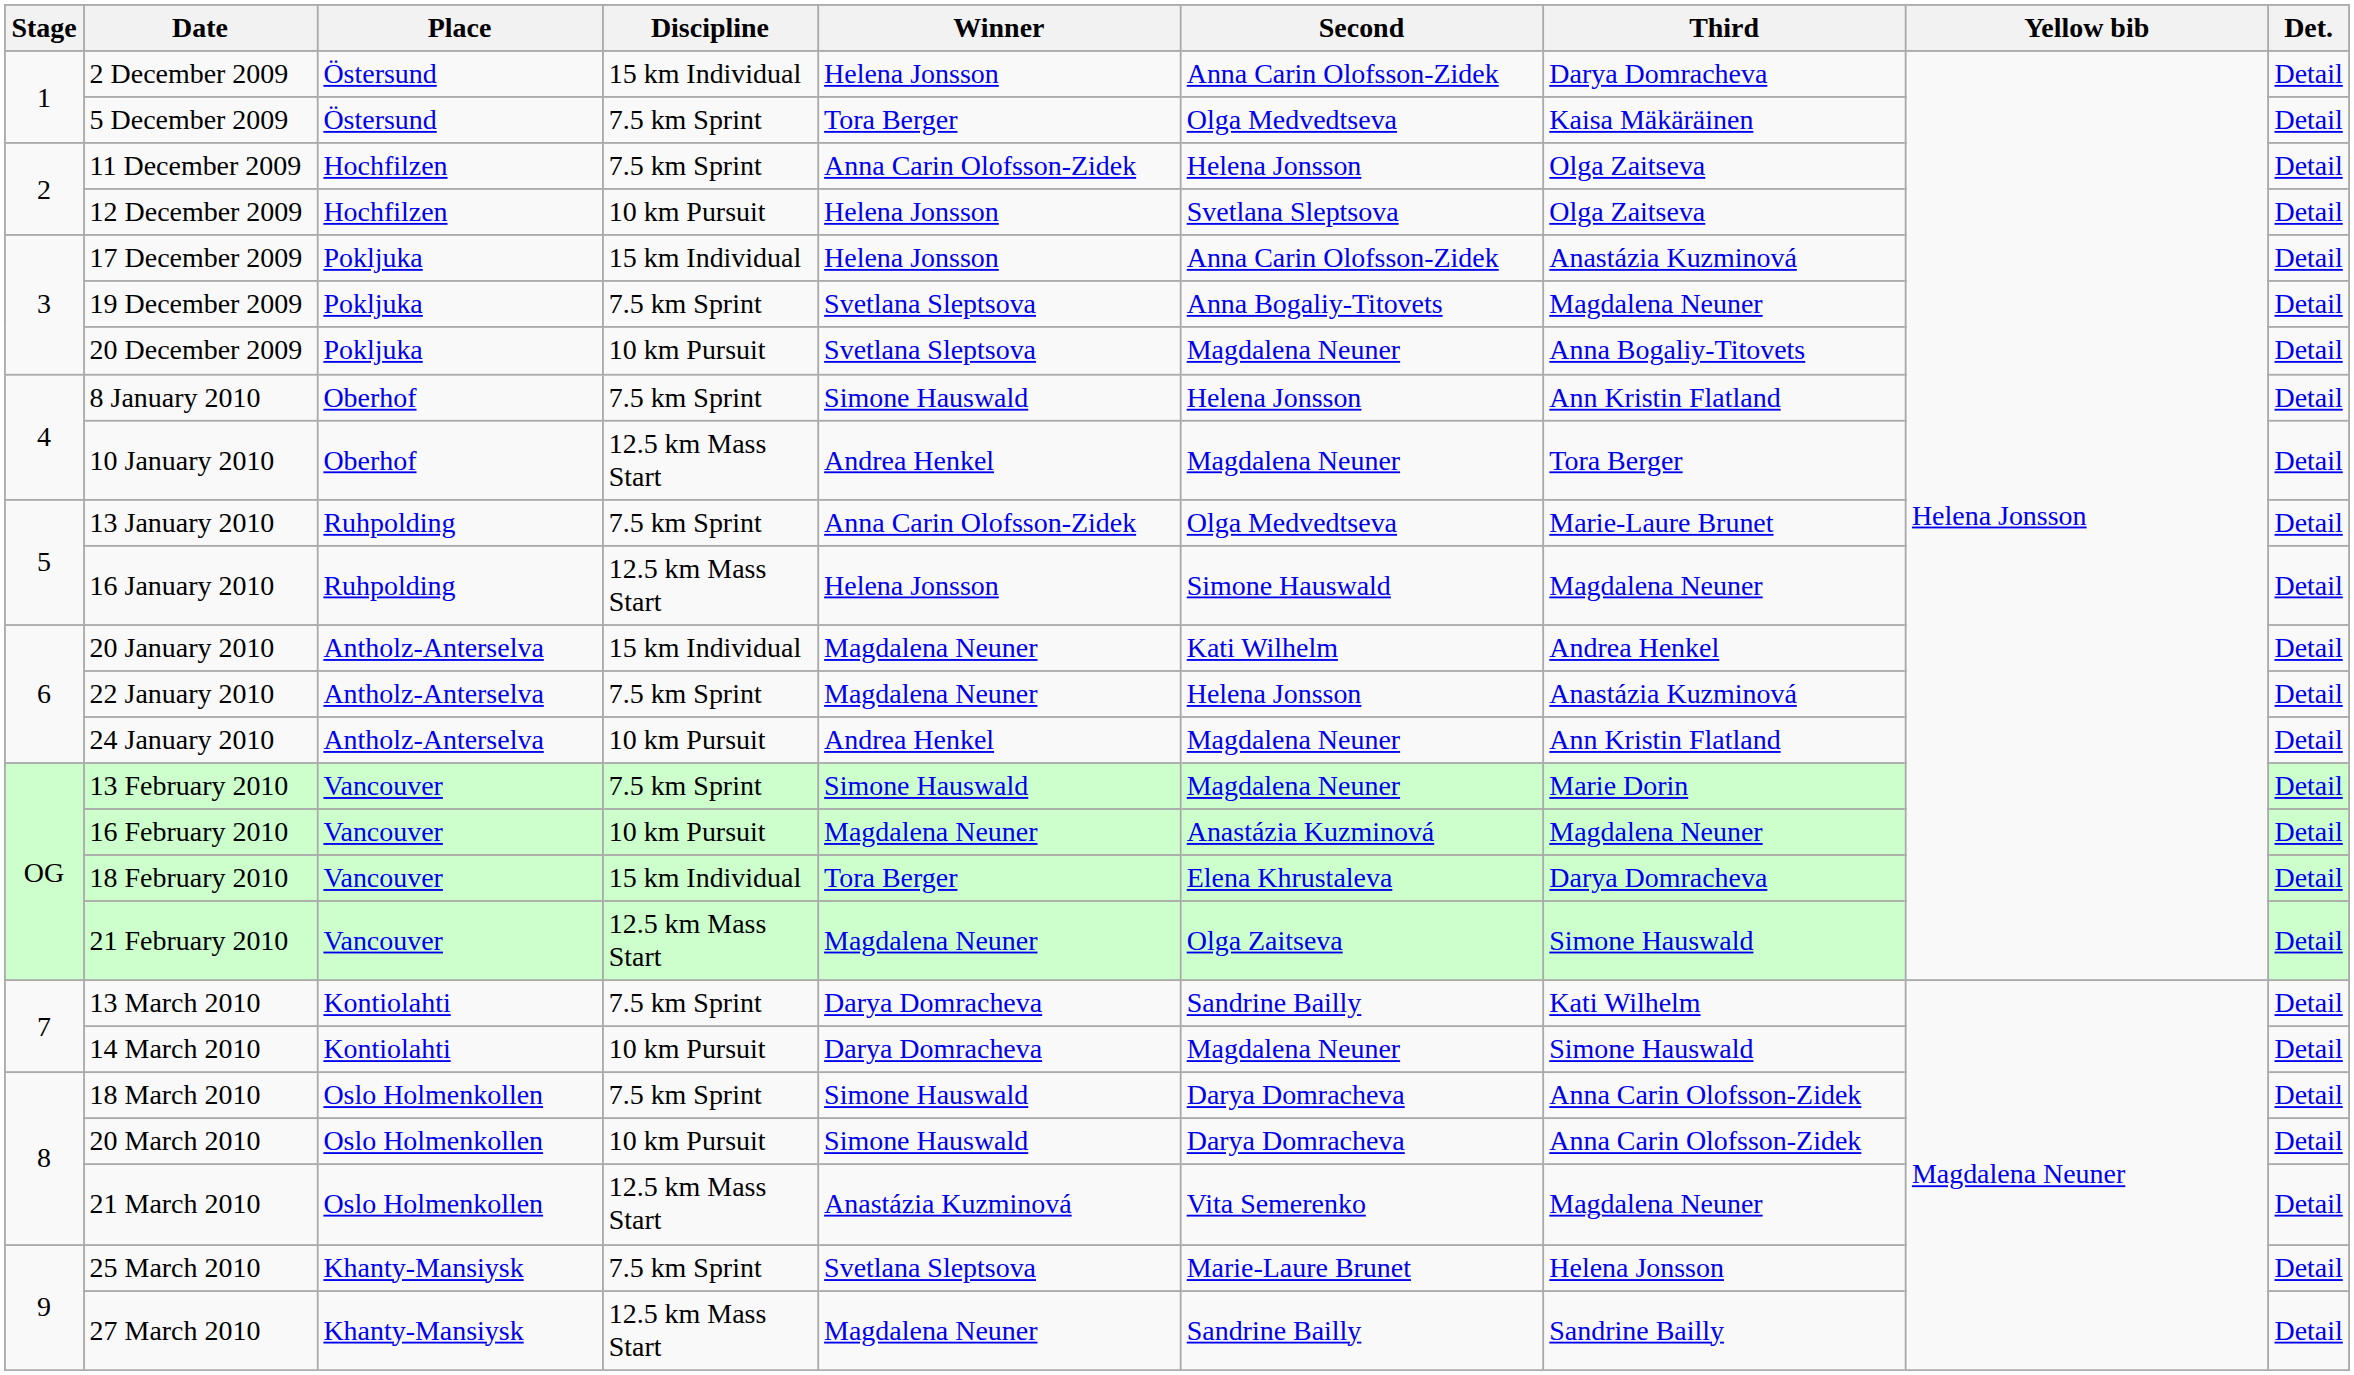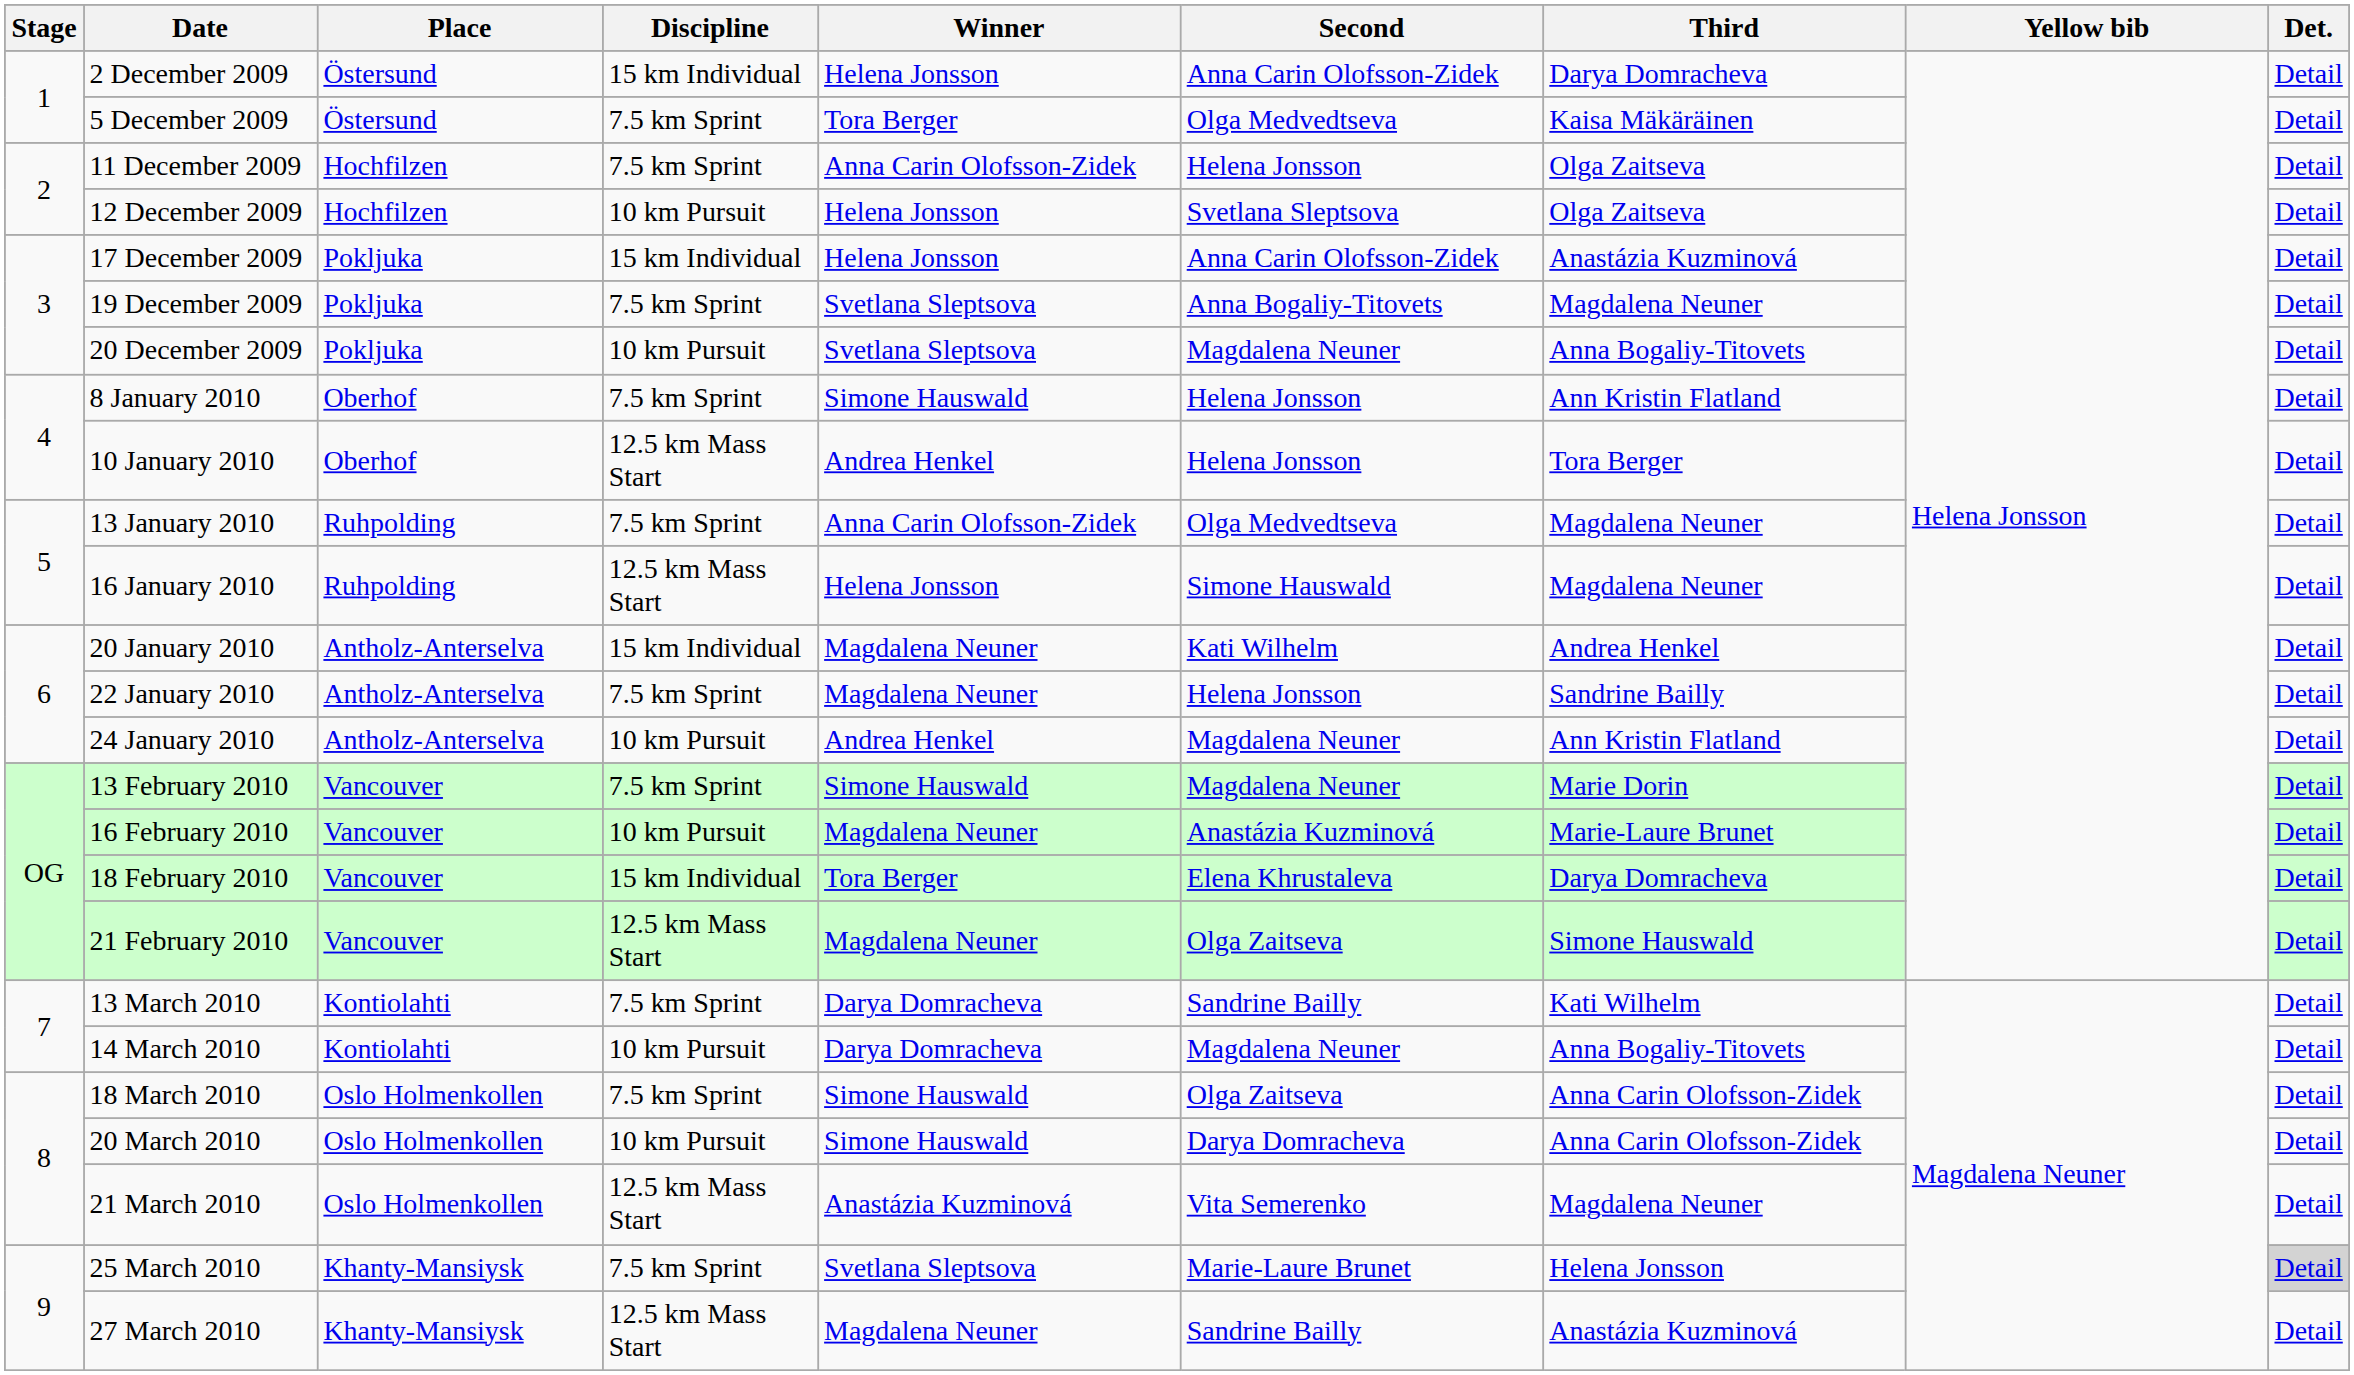(1293, 459) Magdalena Neuner -> (1274, 459) Helena Jonsson
(1661, 522) Marie-Laure Brunet -> (1656, 522) Magdalena Neuner
(1673, 693) Anastázia Kuzminová -> (1637, 693) Sandrine Bailly
(1656, 831) Magdalena Neuner -> (1661, 831) Marie-Laure Brunet
(1651, 1049) Simone Hauswald -> (1677, 1049) Anna Bogaliy-Titovets
(1296, 1095) Darya Domracheva -> (1265, 1095) Olga Zaitseva
(2309, 1266) no background -> (2309, 1266) lightgrey background
(1637, 1329) Sandrine Bailly -> (1673, 1329) Anastázia Kuzminová
